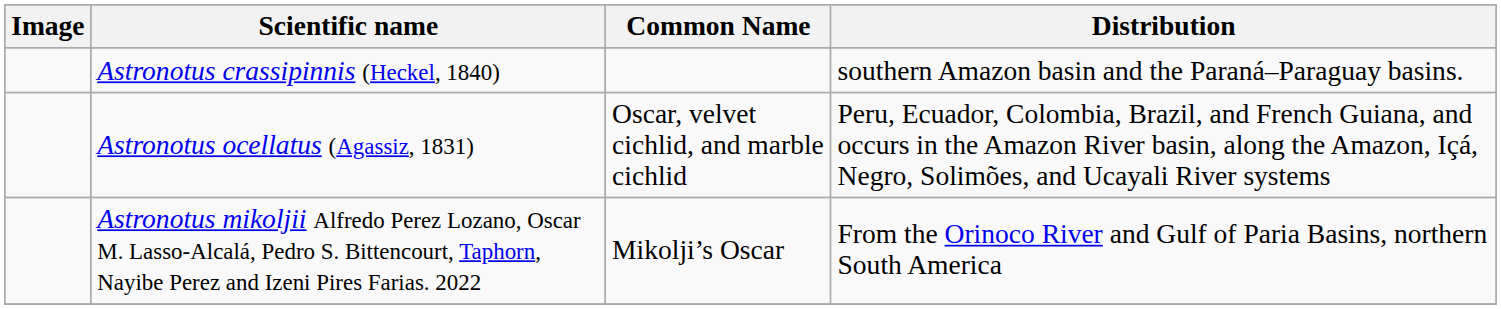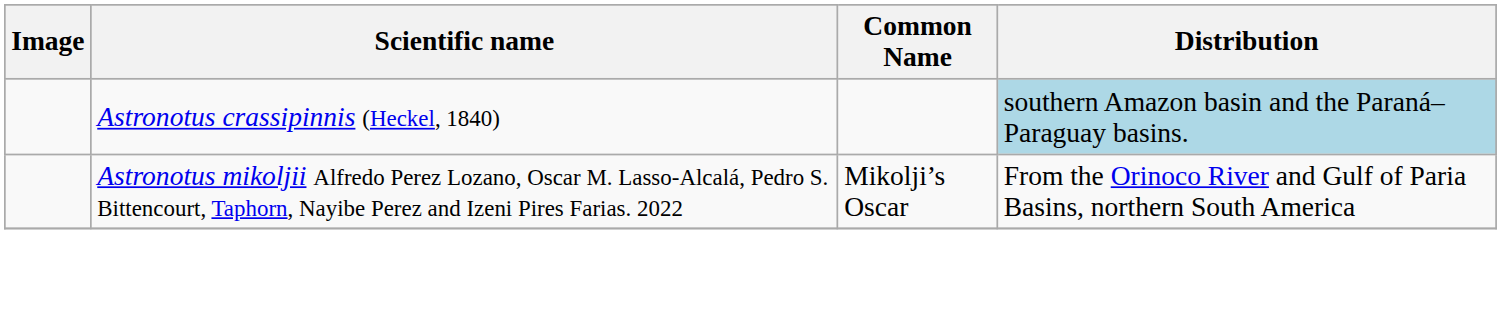(1151, 69) no background -> (1224, 116) lightblue background
- row: (286, 144)
